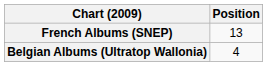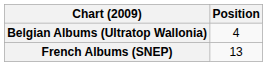rows swapped: (107, 52) <-> (107, 33)
